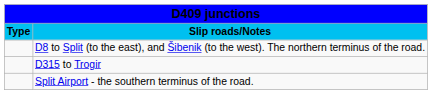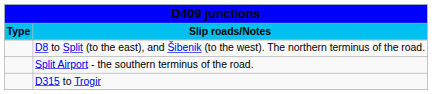rows swapped: (68, 64) <-> (144, 81)
